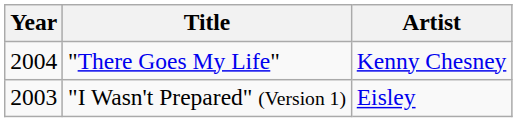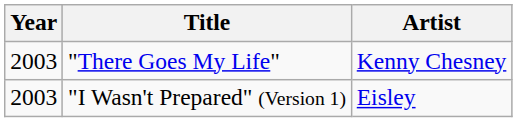(34, 60) 2004 -> (34, 60) 2003
